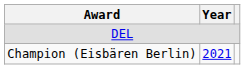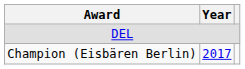(217, 54) 2021 -> (217, 54) 2017
